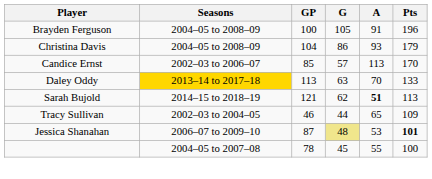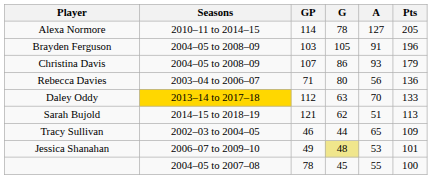+ row: (72, 30)
(309, 30) 100 -> (308, 47) 103
(309, 47) 104 -> (308, 64) 107
- row: (72, 64)
+ row: (72, 81)
(309, 81) 113 -> (308, 98) 112
(376, 98) bold -> (376, 115) normal
(309, 132) 87 -> (308, 149) 49
(410, 132) bold -> (410, 149) normal
